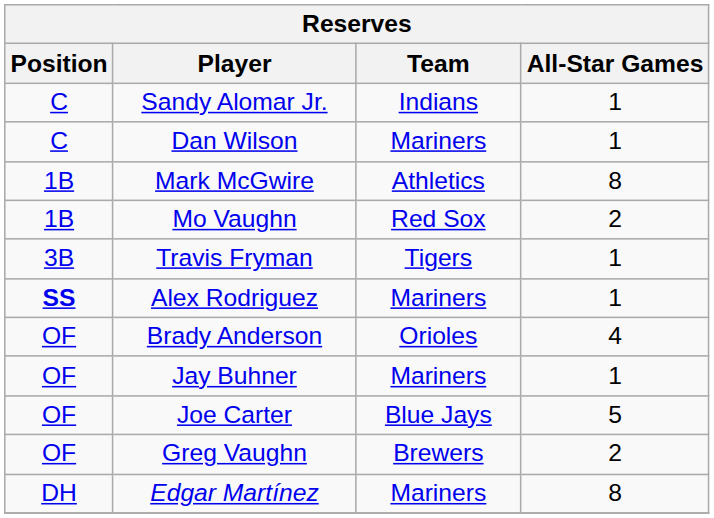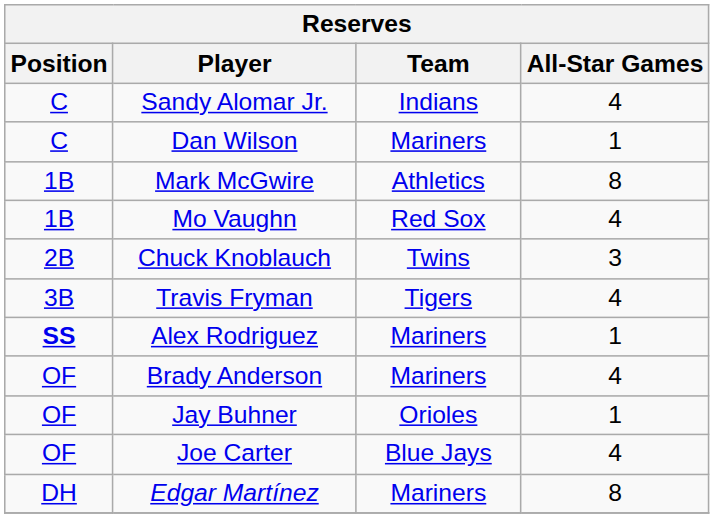(615, 102) 1 -> (615, 102) 4
(615, 219) 2 -> (615, 219) 4
+ row: (234, 258)
(615, 258) 1 -> (615, 297) 4
(438, 336) Orioles -> (438, 375) Mariners
(438, 375) Mariners -> (438, 414) Orioles
(615, 414) 5 -> (615, 453) 4
- row: (234, 453)
